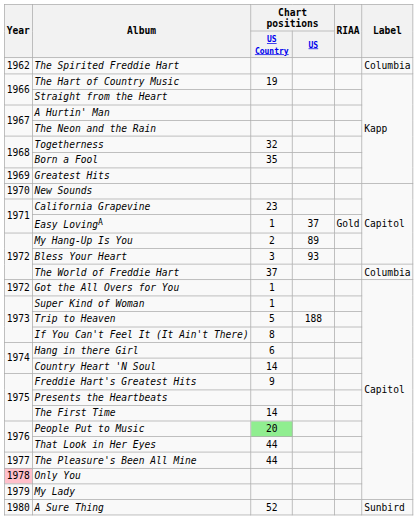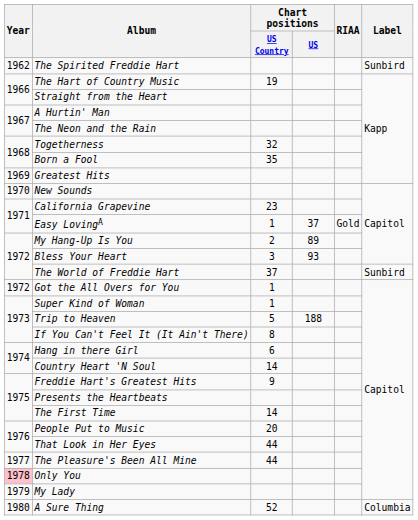(387, 66) Columbia -> (384, 66) Sunbird
(387, 272) Columbia -> (384, 272) Sunbird
(272, 429) lightgreen background -> (272, 429) no background
(384, 507) Sunbird -> (387, 507) Columbia
